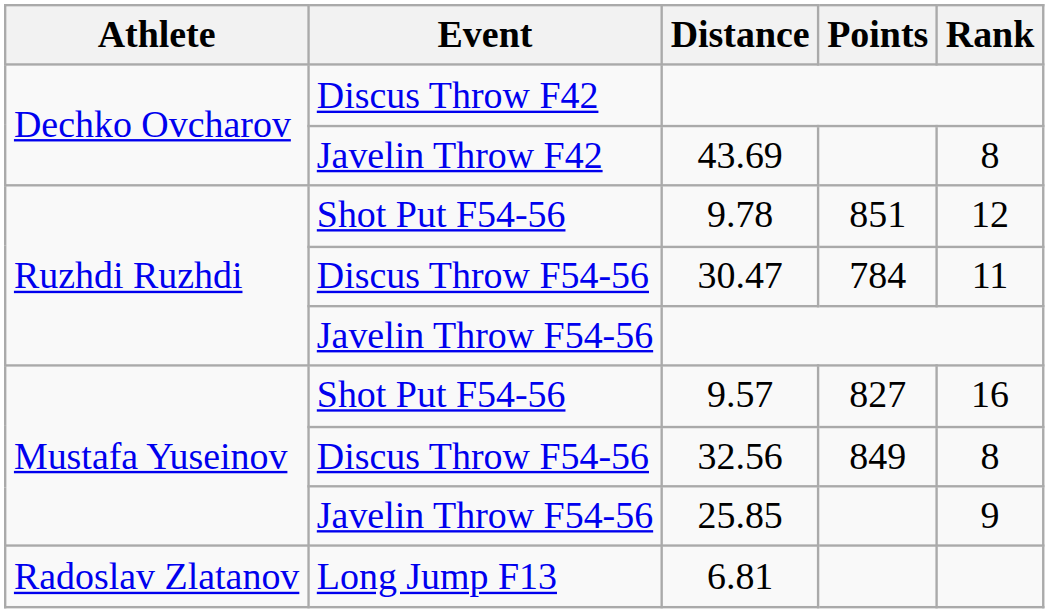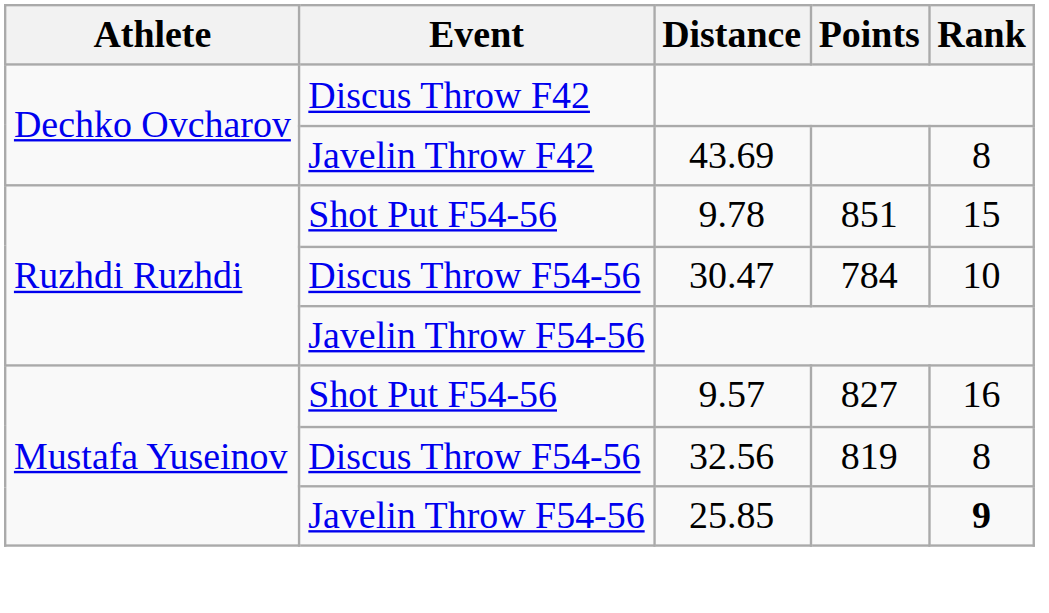(990, 214) 12 -> (982, 214) 15
(990, 275) 11 -> (982, 275) 10
(878, 455) 849 -> (869, 455) 819
(990, 515) normal -> (982, 515) bold
- row: (437, 575)
